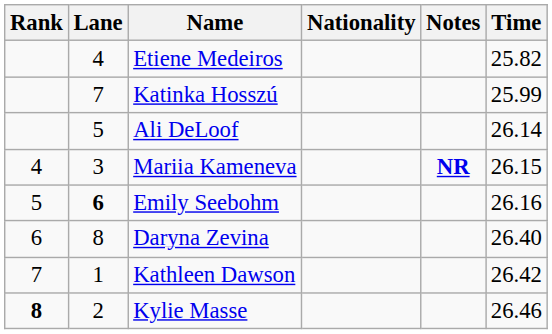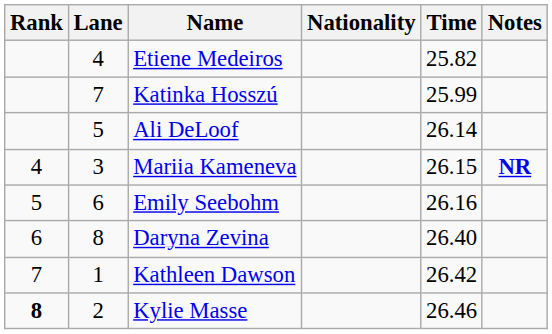columns swapped: (516, 22) <-> (453, 22)
(98, 202) bold -> (98, 202) normal
